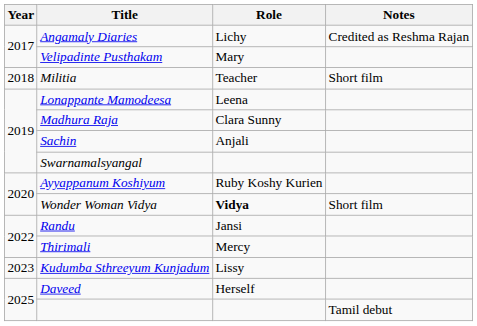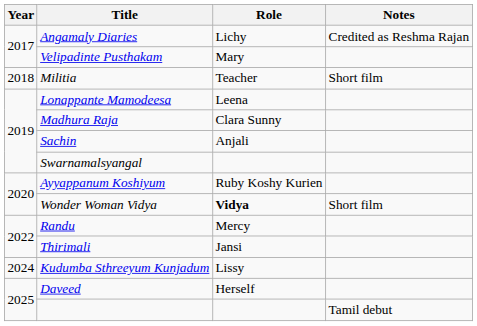(229, 225) Jansi -> (233, 225) Mercy
(233, 246) Mercy -> (229, 246) Jansi
(21, 267) 2023 -> (21, 267) 2024
